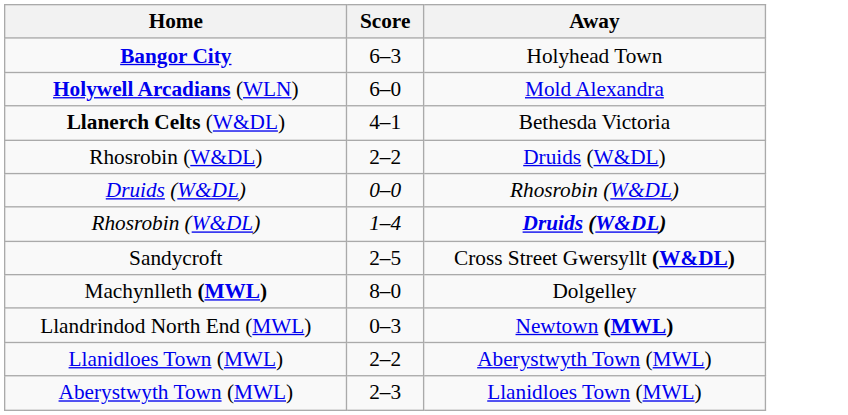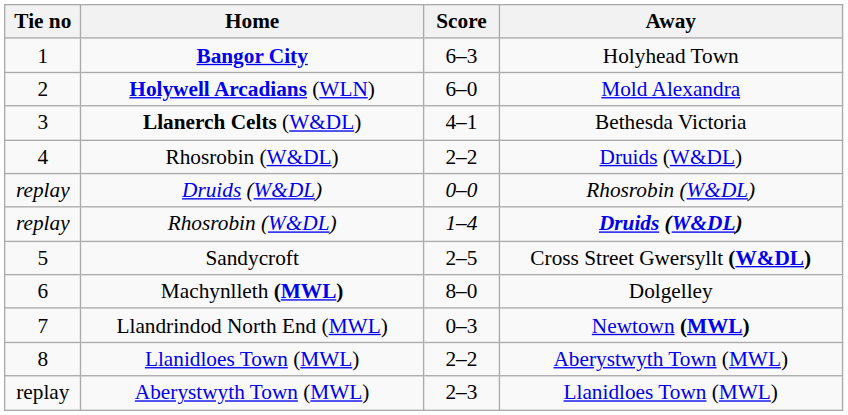+ column: (43, 21)
